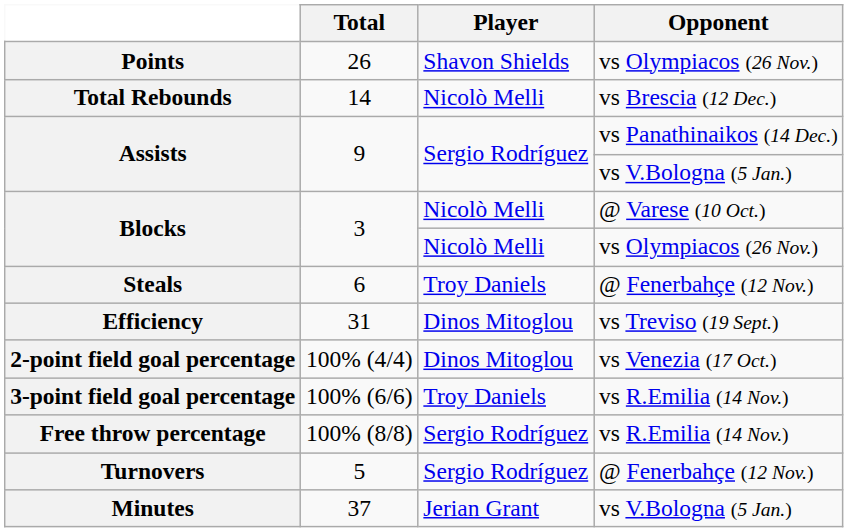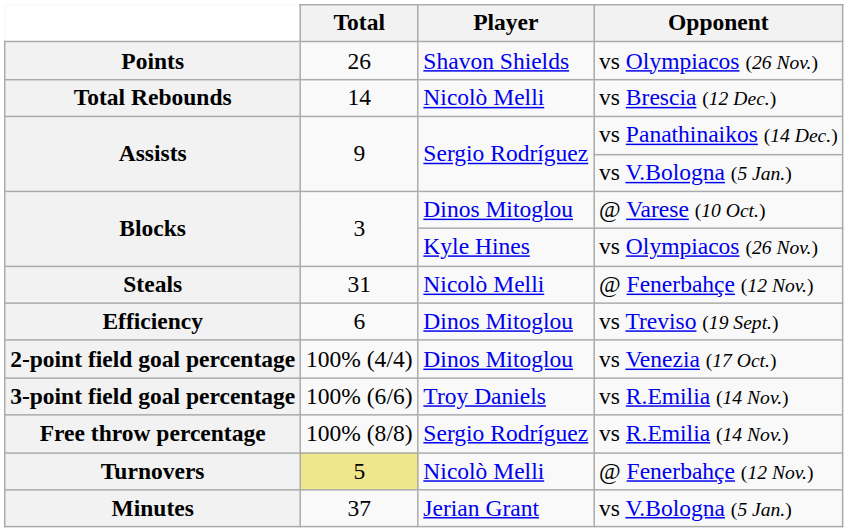(484, 209) Nicolò Melli -> (498, 209) Dinos Mitoglou
(484, 246) Nicolò Melli -> (477, 246) Kyle Hines
(359, 284) 6 -> (359, 284) 31
(485, 284) Troy Daniels -> (484, 284) Nicolò Melli
(359, 321) 31 -> (359, 321) 6
(359, 470) no background -> (359, 470) khaki background
(506, 470) Sergio Rodríguez -> (484, 470) Nicolò Melli
